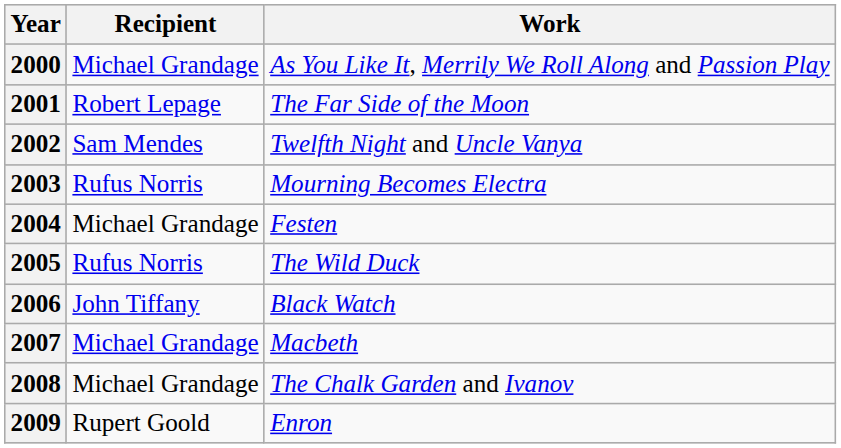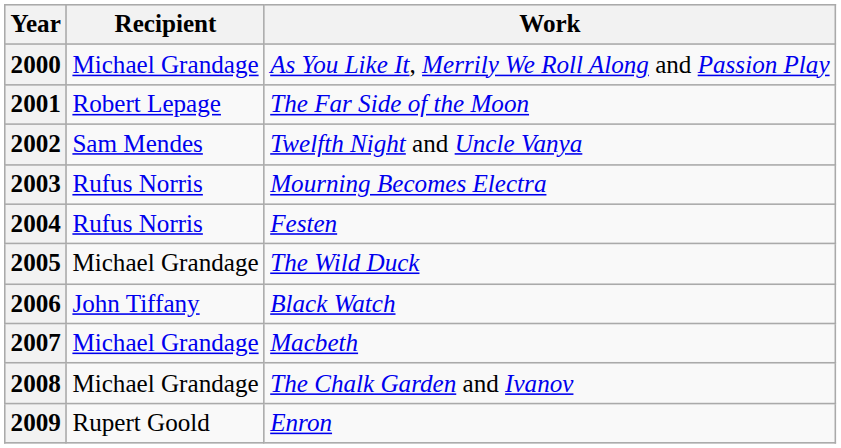(166, 223) Michael Grandage -> (138, 223) Rufus Norris
(138, 263) Rufus Norris -> (166, 263) Michael Grandage
